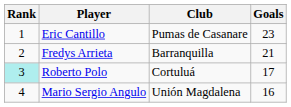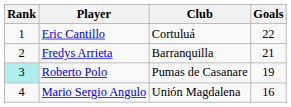(200, 33) Pumas de Casanare -> (173, 33) Cortuluá
(268, 33) 23 -> (268, 33) 22
(173, 72) Cortuluá -> (200, 72) Pumas de Casanare
(268, 72) 17 -> (268, 72) 19
